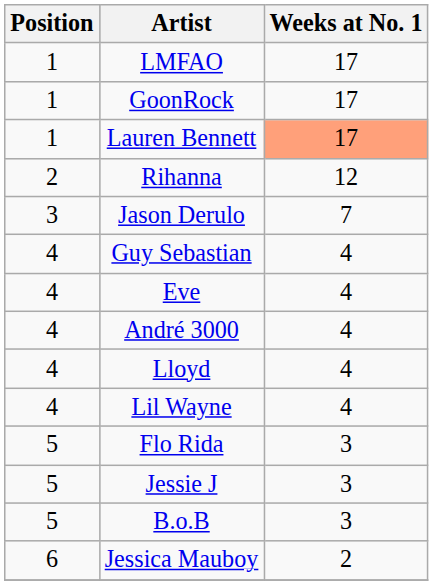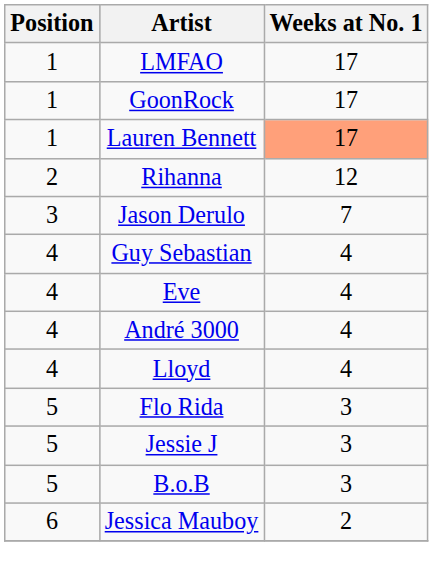- row: (182, 406)
